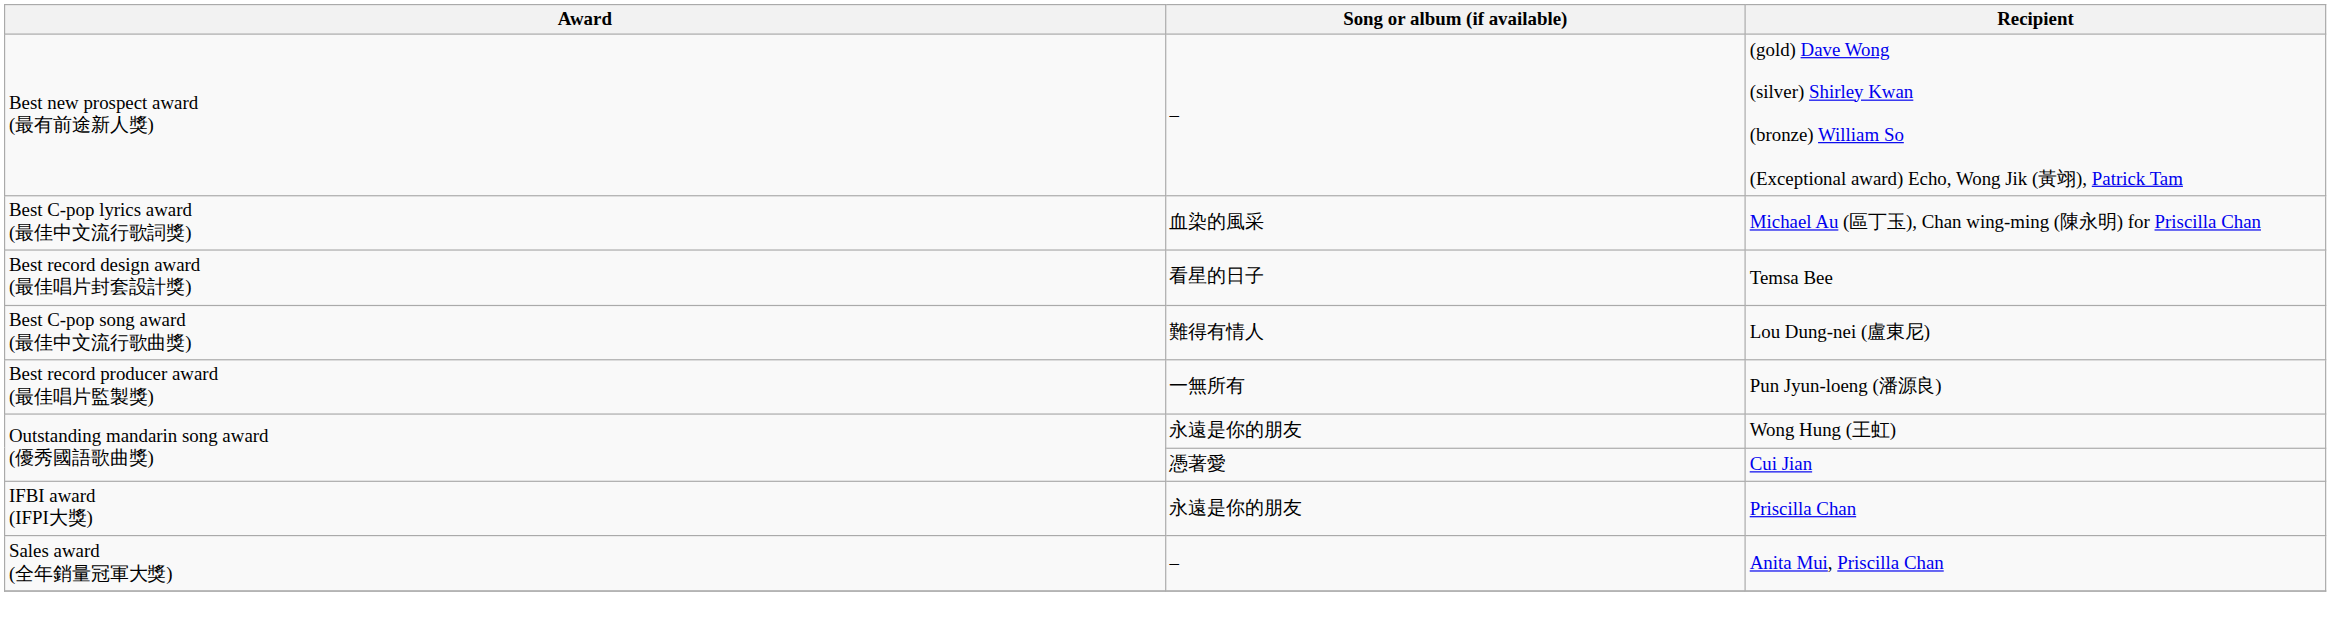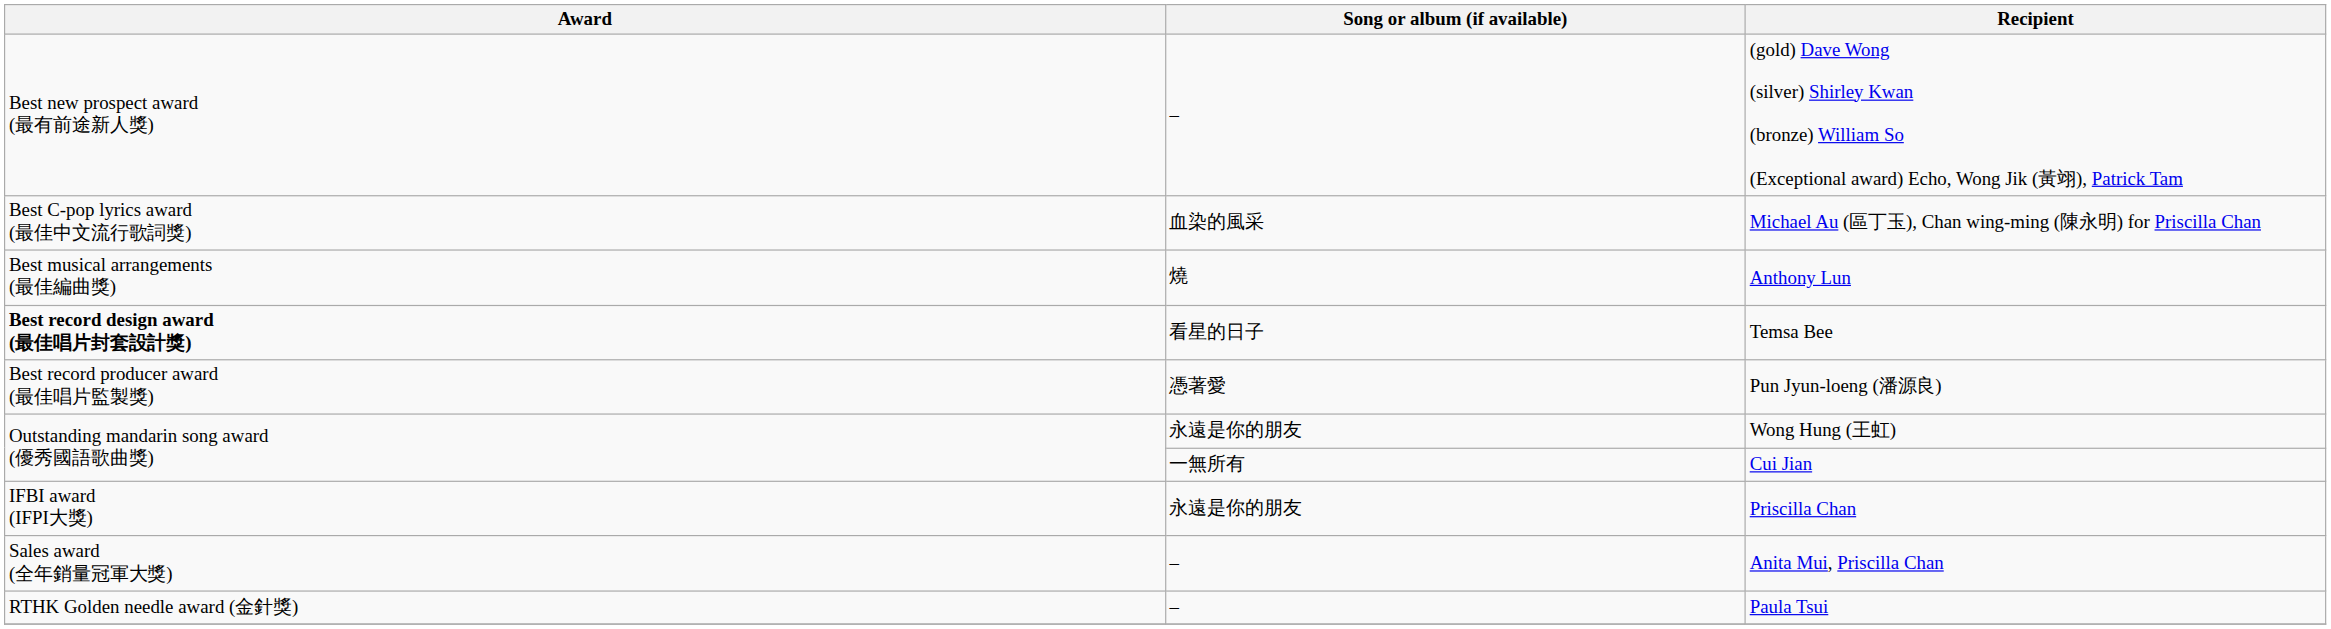+ row: (1800, 277)
(105, 276) normal -> (111, 330) bold
- row: (1840, 331)
(1207, 386) 一無所有 -> (1198, 386) 憑著愛
(1198, 463) 憑著愛 -> (1207, 463) 一無所有
+ row: (1789, 607)
